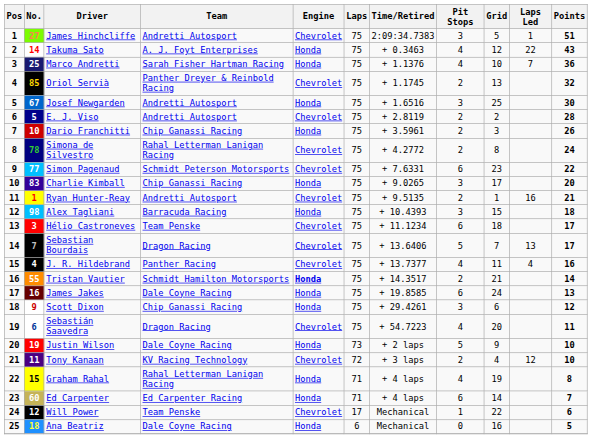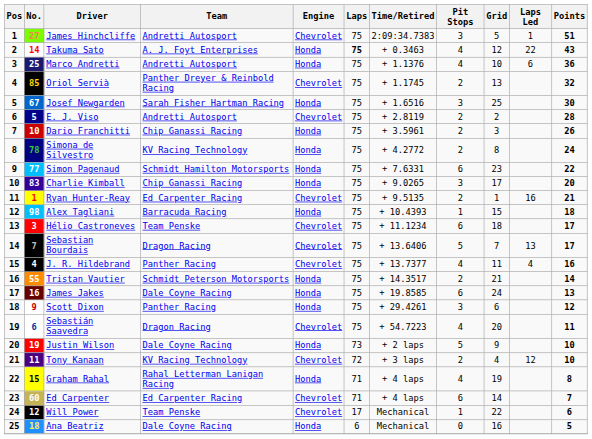(357, 50) normal -> (357, 50) bold
(213, 64) Sarah Fisher Hartman Racing -> (190, 64) Andretti Autosport
(530, 64) 7 -> (530, 64) 6
(190, 103) Andretti Autosport -> (213, 103) Sarah Fisher Hartman Racing
(203, 150) Rahal Letterman Lanigan Racing -> (195, 150) KV Racing Technology
(319, 150) Chevrolet -> (308, 150) Honda
(216, 169) Schmidt Peterson Motorsports -> (216, 169) Schmidt Hamilton Motorsports
(319, 169) Chevrolet -> (308, 169) Honda
(190, 198) Andretti Autosport -> (192, 198) Ed Carpenter Racing
(460, 212) 3 -> (460, 212) 1
(216, 279) Schmidt Hamilton Motorsports -> (216, 279) Schmidt Peterson Motorsports
(308, 279) bold -> (308, 279) normal
(192, 307) Chip Ganassi Racing -> (179, 307) Panther Racing
(308, 398) Honda -> (319, 398) Chevrolet
